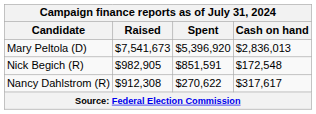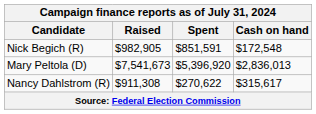rows swapped: (47, 48) <-> (45, 65)
(138, 83) $912,308 -> (138, 83) $911,308
(259, 83) $317,617 -> (259, 83) $315,617
